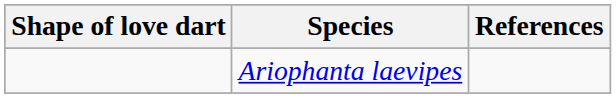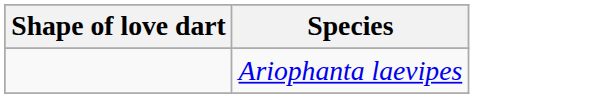- column: (539, 26)
